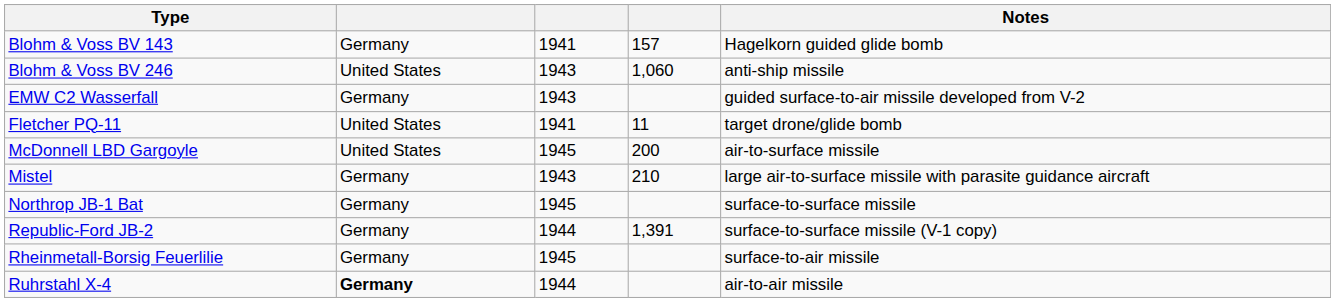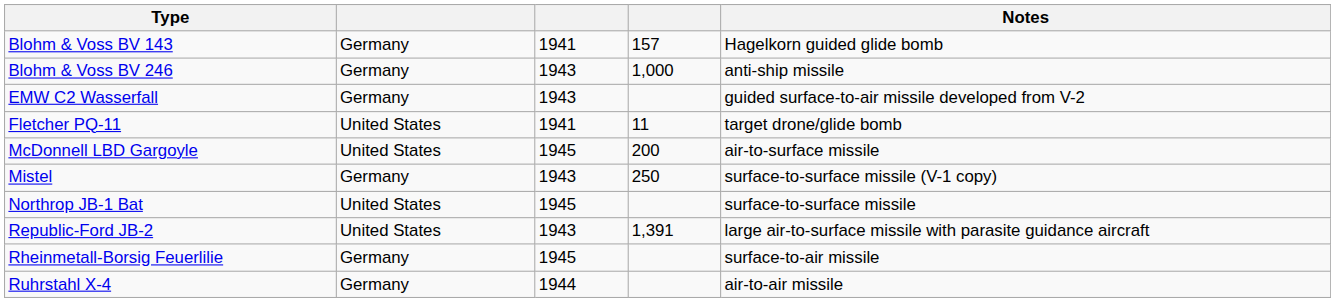(390, 71) United States -> (374, 71) Germany
(653, 71) 1,060 -> (653, 71) 1,000
(646, 177) 210 -> (646, 177) 250
(937, 177) large air-to-surface missile with parasite guidance aircraft -> (861, 177) surface-to-surface missile (V-1 copy)
(374, 204) Germany -> (390, 204) United States
(374, 230) Germany -> (390, 230) United States
(558, 230) 1944 -> (558, 230) 1943
(861, 230) surface-to-surface missile (V-1 copy) -> (937, 230) large air-to-surface missile with parasite guidance aircraft
(376, 284) bold -> (374, 284) normal
